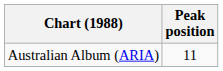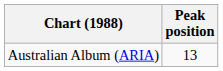(190, 54) 11 -> (190, 54) 13
